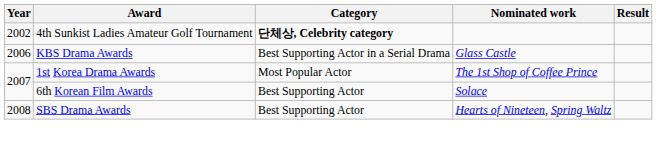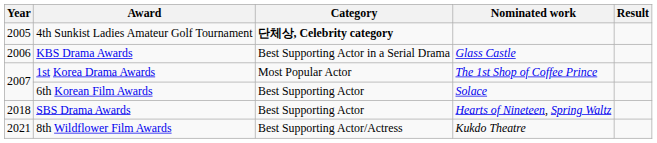(19, 33) 2002 -> (19, 33) 2005
(19, 109) 2008 -> (19, 109) 2018
+ row: (104, 128)
